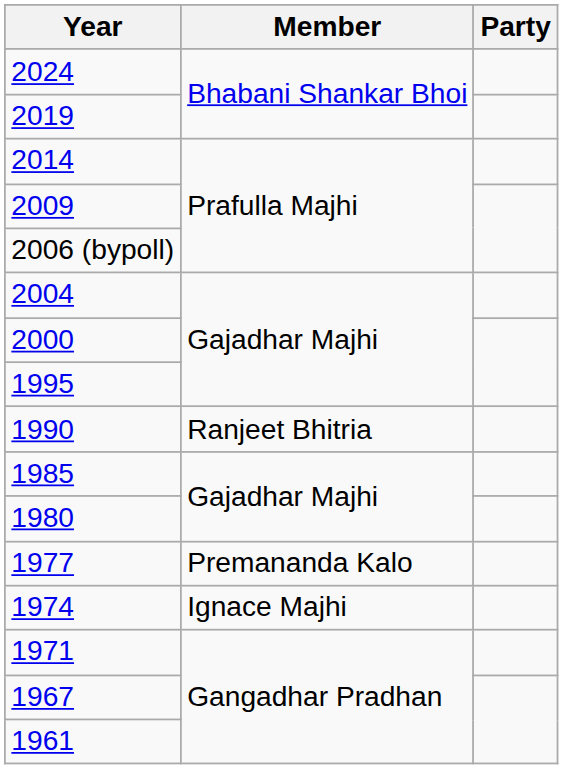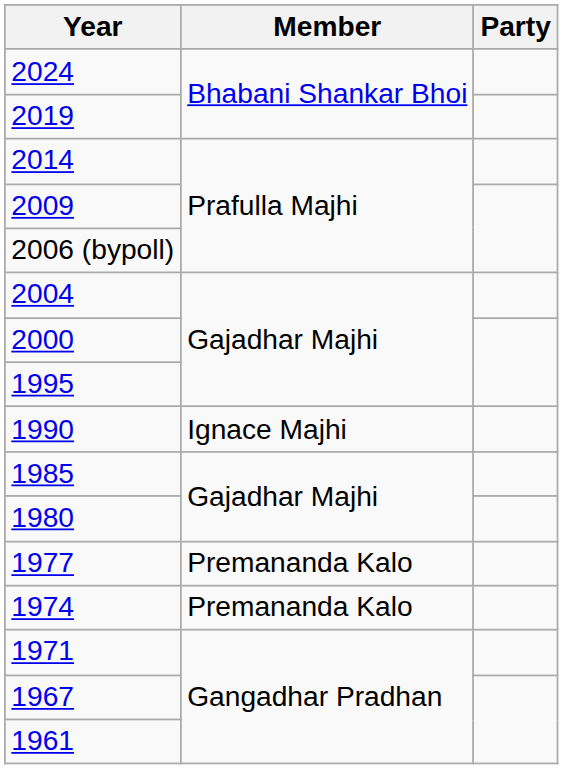(280, 428) Ranjeet Bhitria -> (267, 428) Ignace Majhi
(267, 607) Ignace Majhi -> (300, 607) Premananda Kalo
